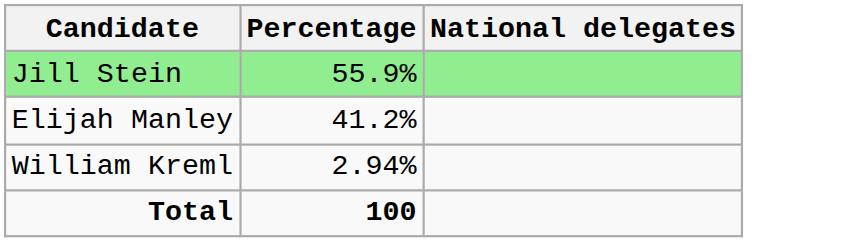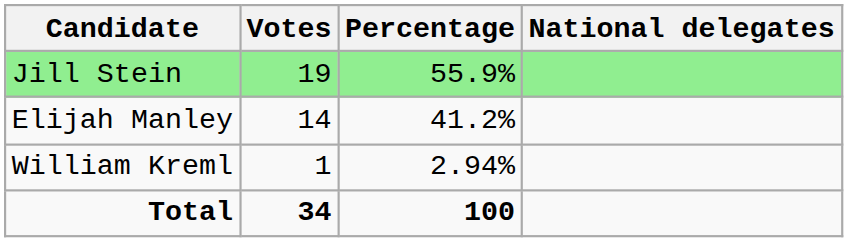+ column: (289, 28)
